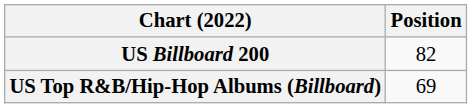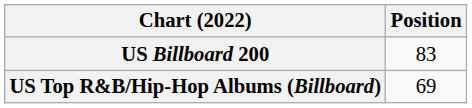(426, 53) 82 -> (426, 53) 83
